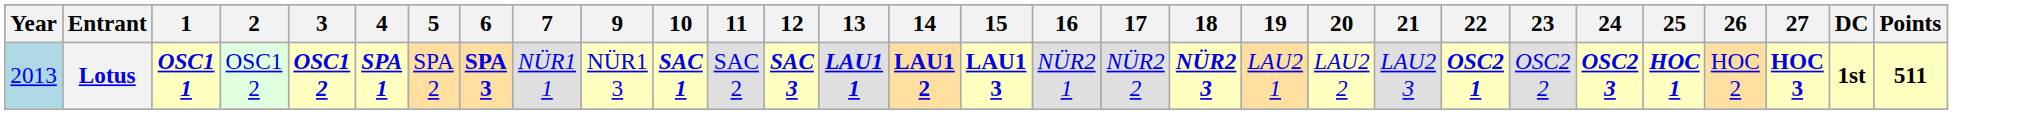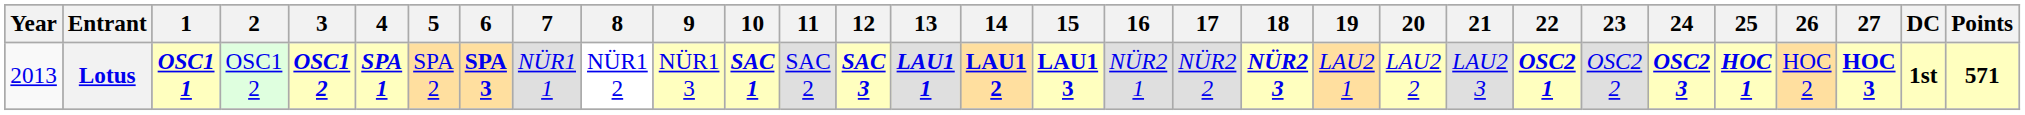+ column: (617, 23)
(34, 75) lightblue background -> (34, 75) no background
(1910, 75) 511 -> (1982, 75) 571
